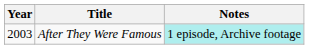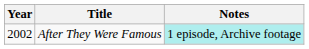(20, 34) 2003 -> (20, 34) 2002
